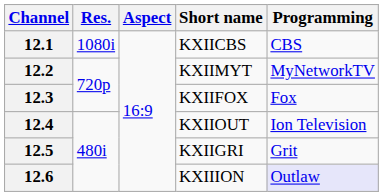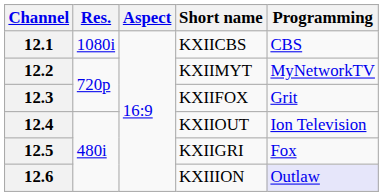(283, 97) Fox -> (284, 97) Grit
(284, 151) Grit -> (283, 151) Fox
